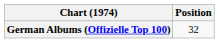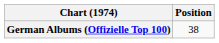(194, 29) 32 -> (194, 29) 38
